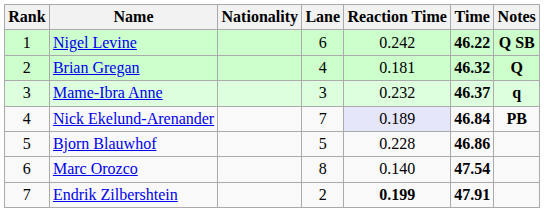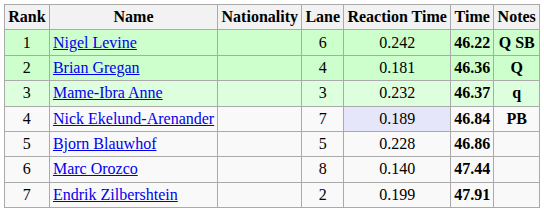(472, 67) 46.32 -> (472, 67) 46.36
(472, 169) 47.54 -> (472, 169) 47.44
(397, 194) bold -> (397, 194) normal
